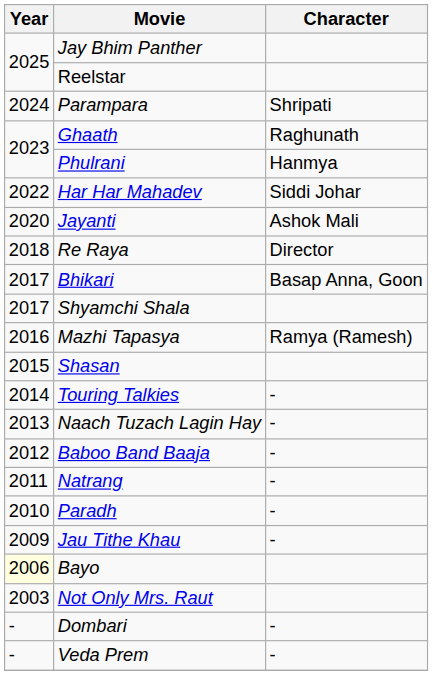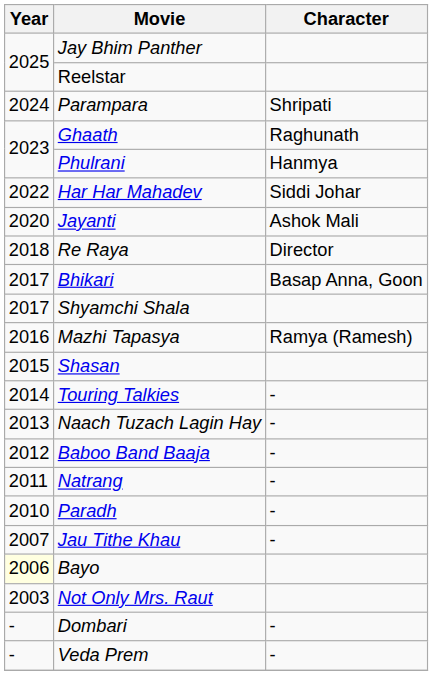(29, 539) 2009 -> (29, 539) 2007
